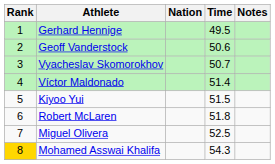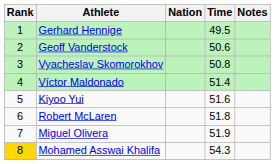(220, 64) 50.7 -> (220, 64) 50.8
(220, 99) 51.5 -> (220, 99) 51.6
(220, 133) 52.5 -> (220, 133) 51.9
